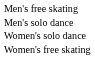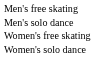rows swapped: (47, 50) <-> (45, 36)
